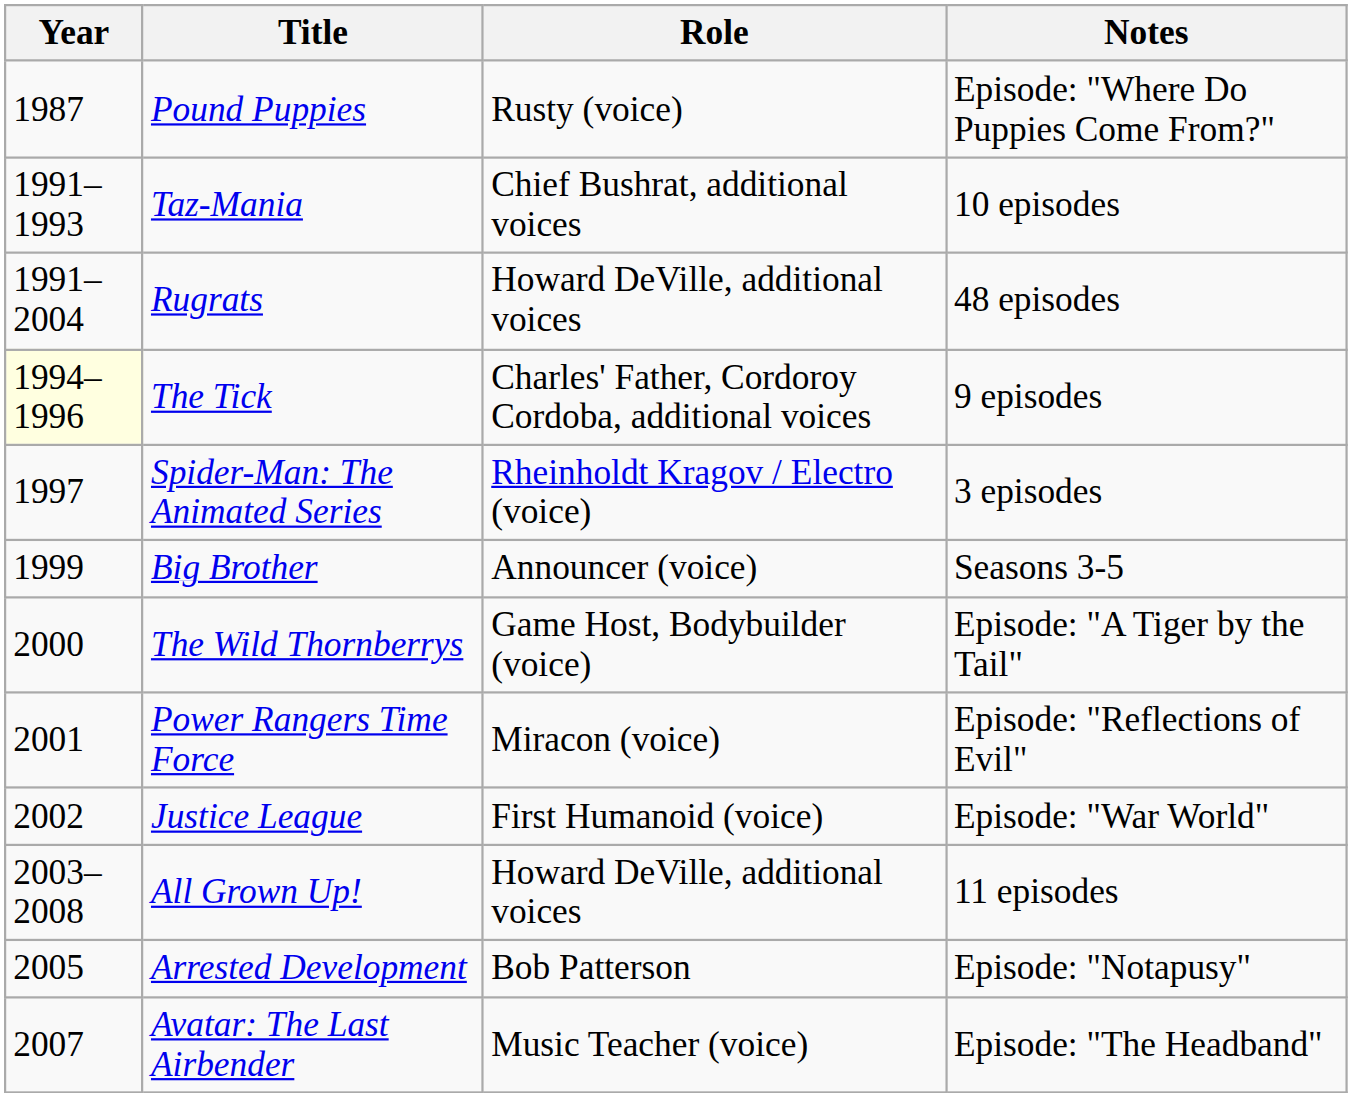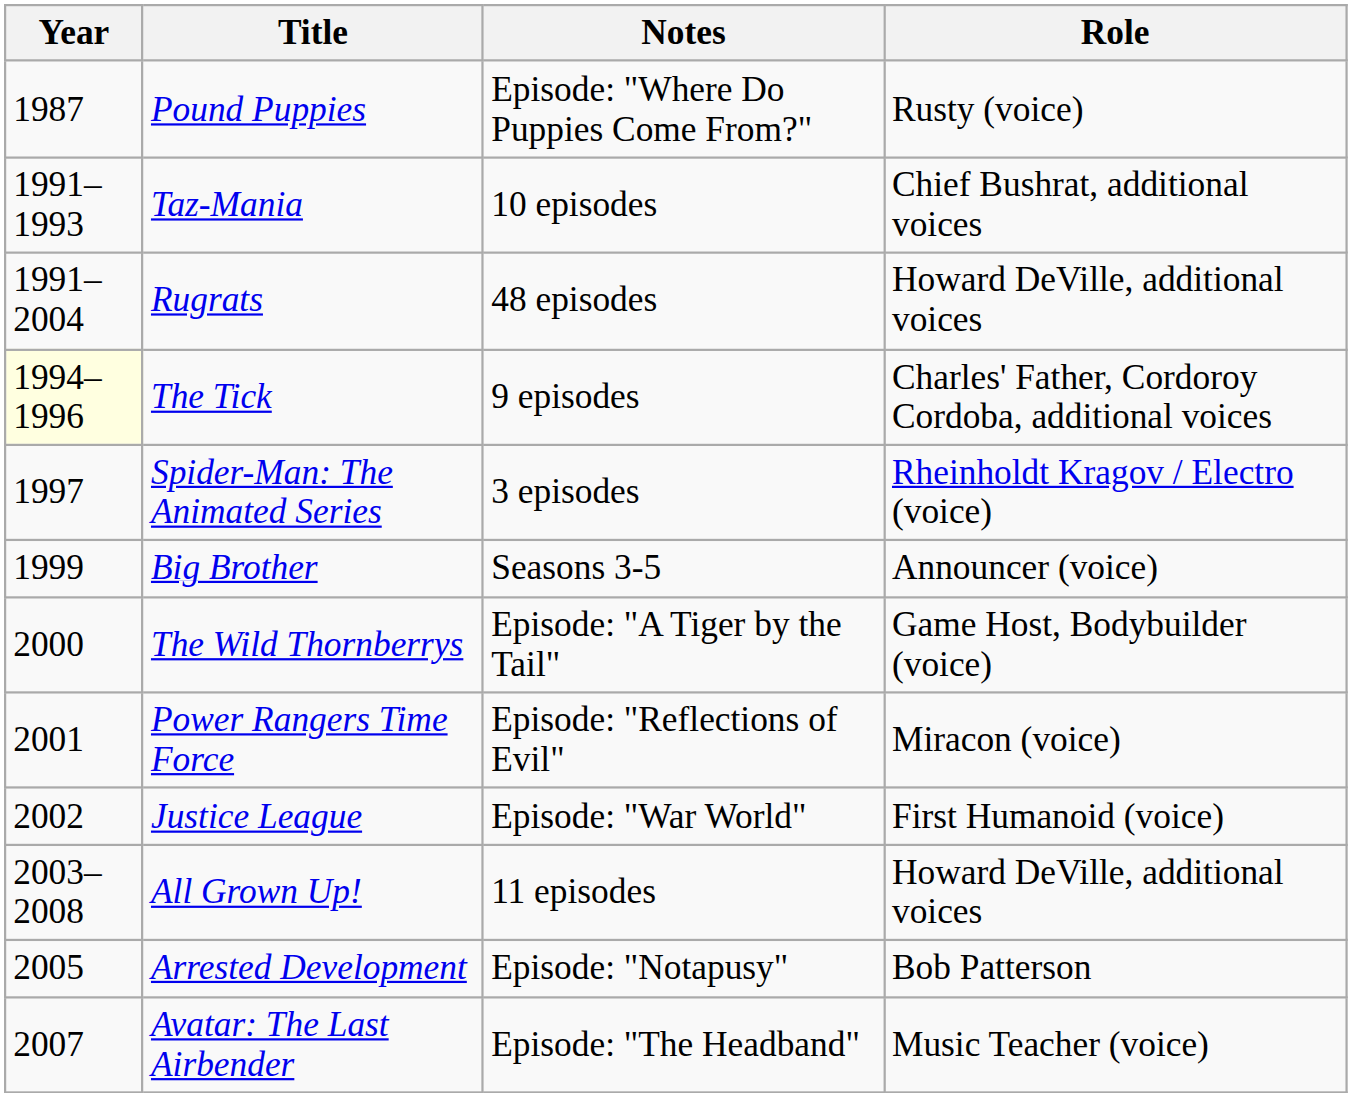columns swapped: (714, 32) <-> (1146, 32)
